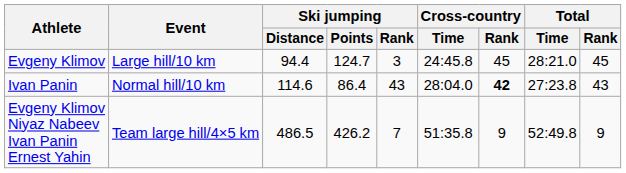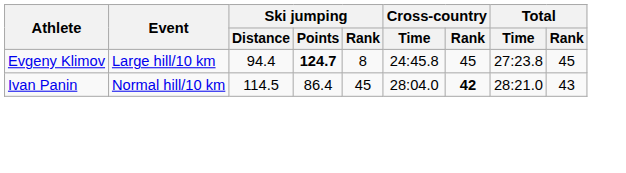(352, 62) normal -> (318, 62) bold
(397, 62) 3 -> (363, 62) 8
(552, 62) 28:21.0 -> (518, 62) 27:23.8
(295, 85) 114.6 -> (261, 85) 114.5
(397, 85) 43 -> (363, 85) 45
(552, 85) 27:23.8 -> (518, 85) 28:21.0
- row: (56, 132)
